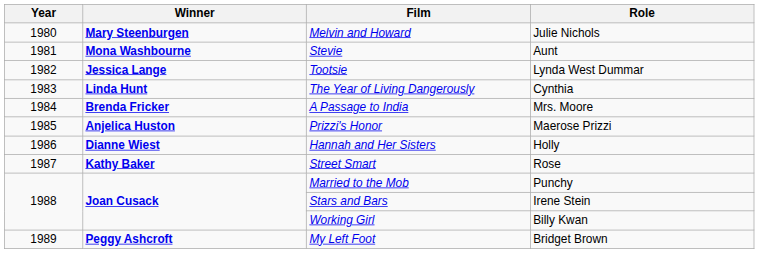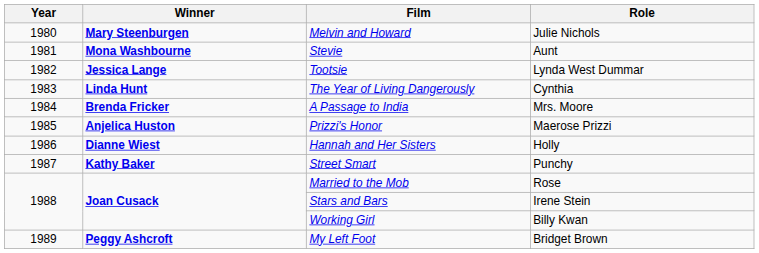(547, 164) Rose -> (553, 164) Punchy
(553, 182) Punchy -> (547, 182) Rose
